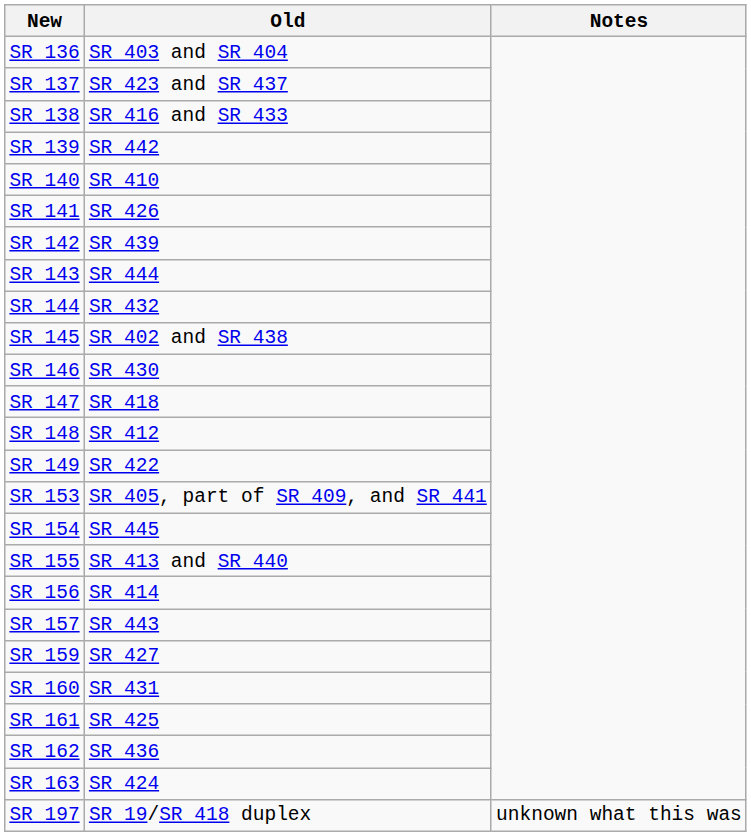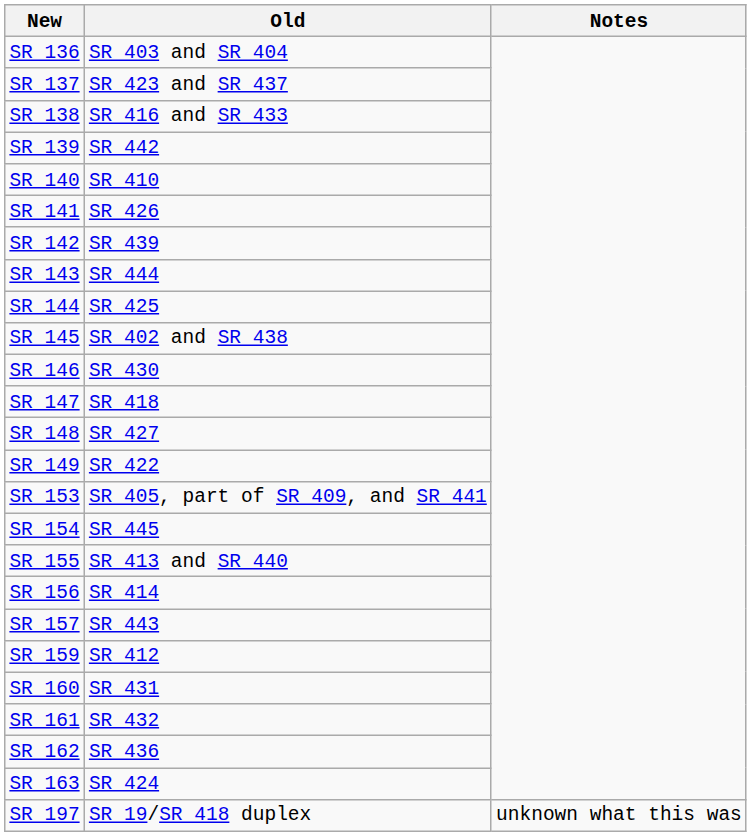(124, 307) SR 432 -> (124, 307) SR 425
(124, 434) SR 412 -> (124, 434) SR 427
(124, 656) SR 427 -> (124, 656) SR 412
(124, 720) SR 425 -> (124, 720) SR 432
